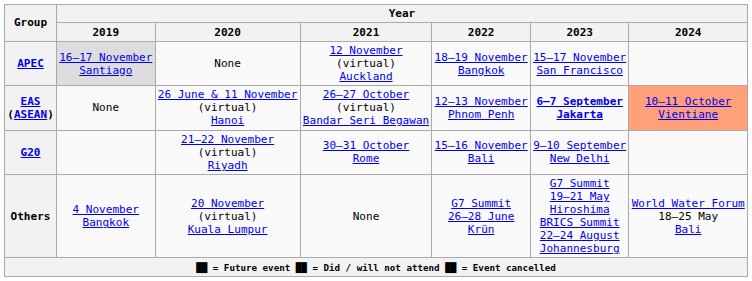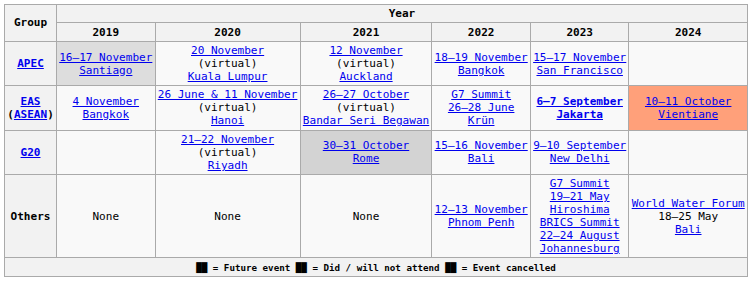(228, 64) None -> (228, 64) 20 November (virtual) Kuala Lumpur
(106, 108) None -> (106, 108) 4 November Bangkok
(481, 108) 12–13 November Phnom Penh -> (481, 108) G7 Summit 26–28 June Krün
(366, 152) no background -> (366, 152) lightgrey background
(106, 216) 4 November Bangkok -> (106, 216) None
(228, 216) 20 November (virtual) Kuala Lumpur -> (228, 216) None
(481, 216) G7 Summit 26–28 June Krün -> (481, 216) 12–13 November Phnom Penh
